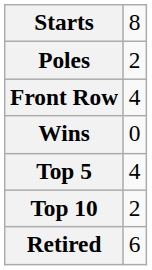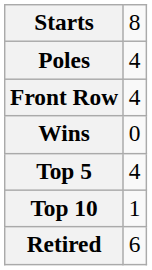(135, 60) 2 -> (135, 60) 4
(135, 208) 2 -> (135, 208) 1
